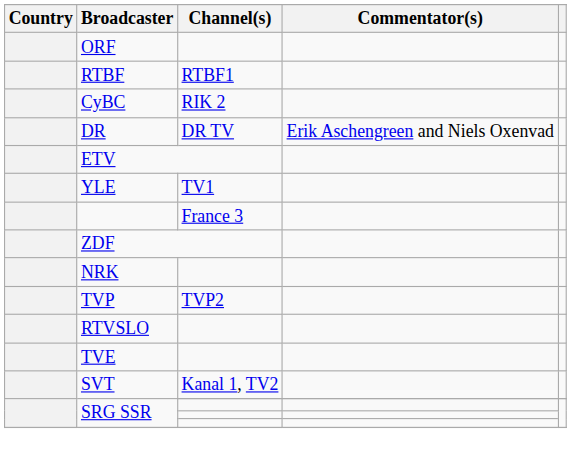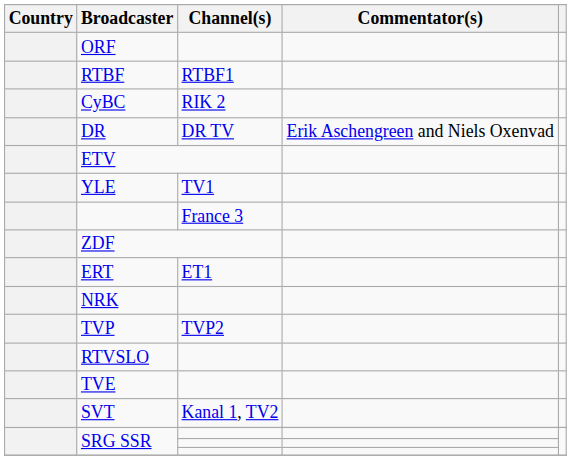+ row: (97, 272)
